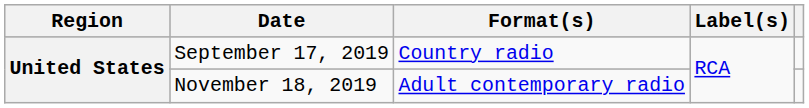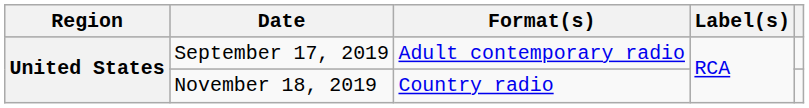(476, 53) Country radio -> (542, 53) Adult contemporary radio
(542, 86) Adult contemporary radio -> (476, 86) Country radio
